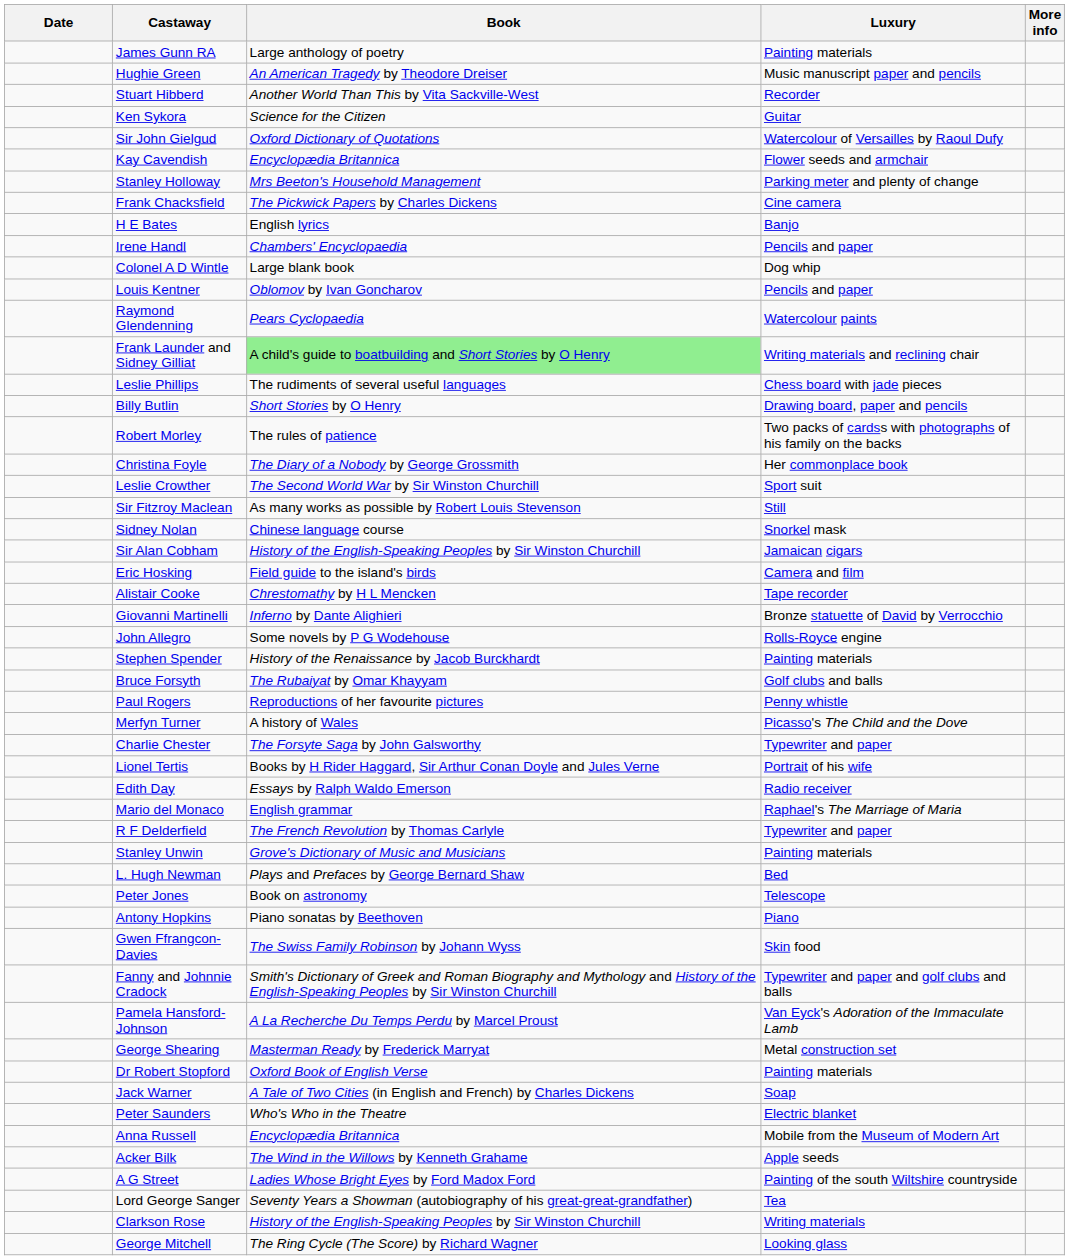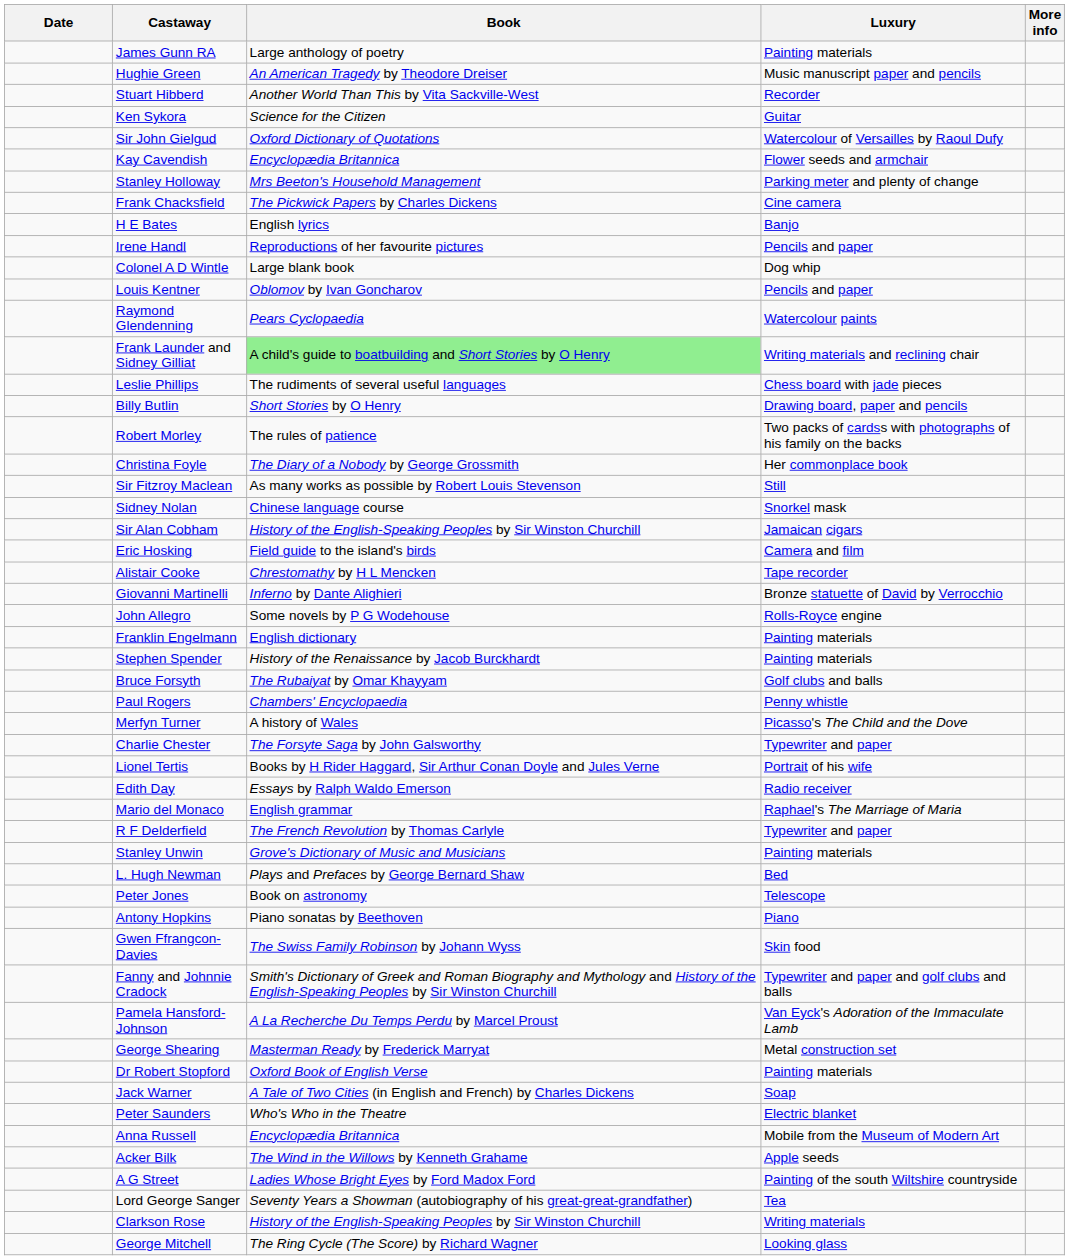(328, 246) Chambers' Encyclopaedia -> (366, 246) Reproductions of her favourite pictures
- row: (163, 486)
+ row: (176, 637)
(366, 701) Reproductions of her favourite pictures -> (328, 701) Chambers' Encyclopaedia
